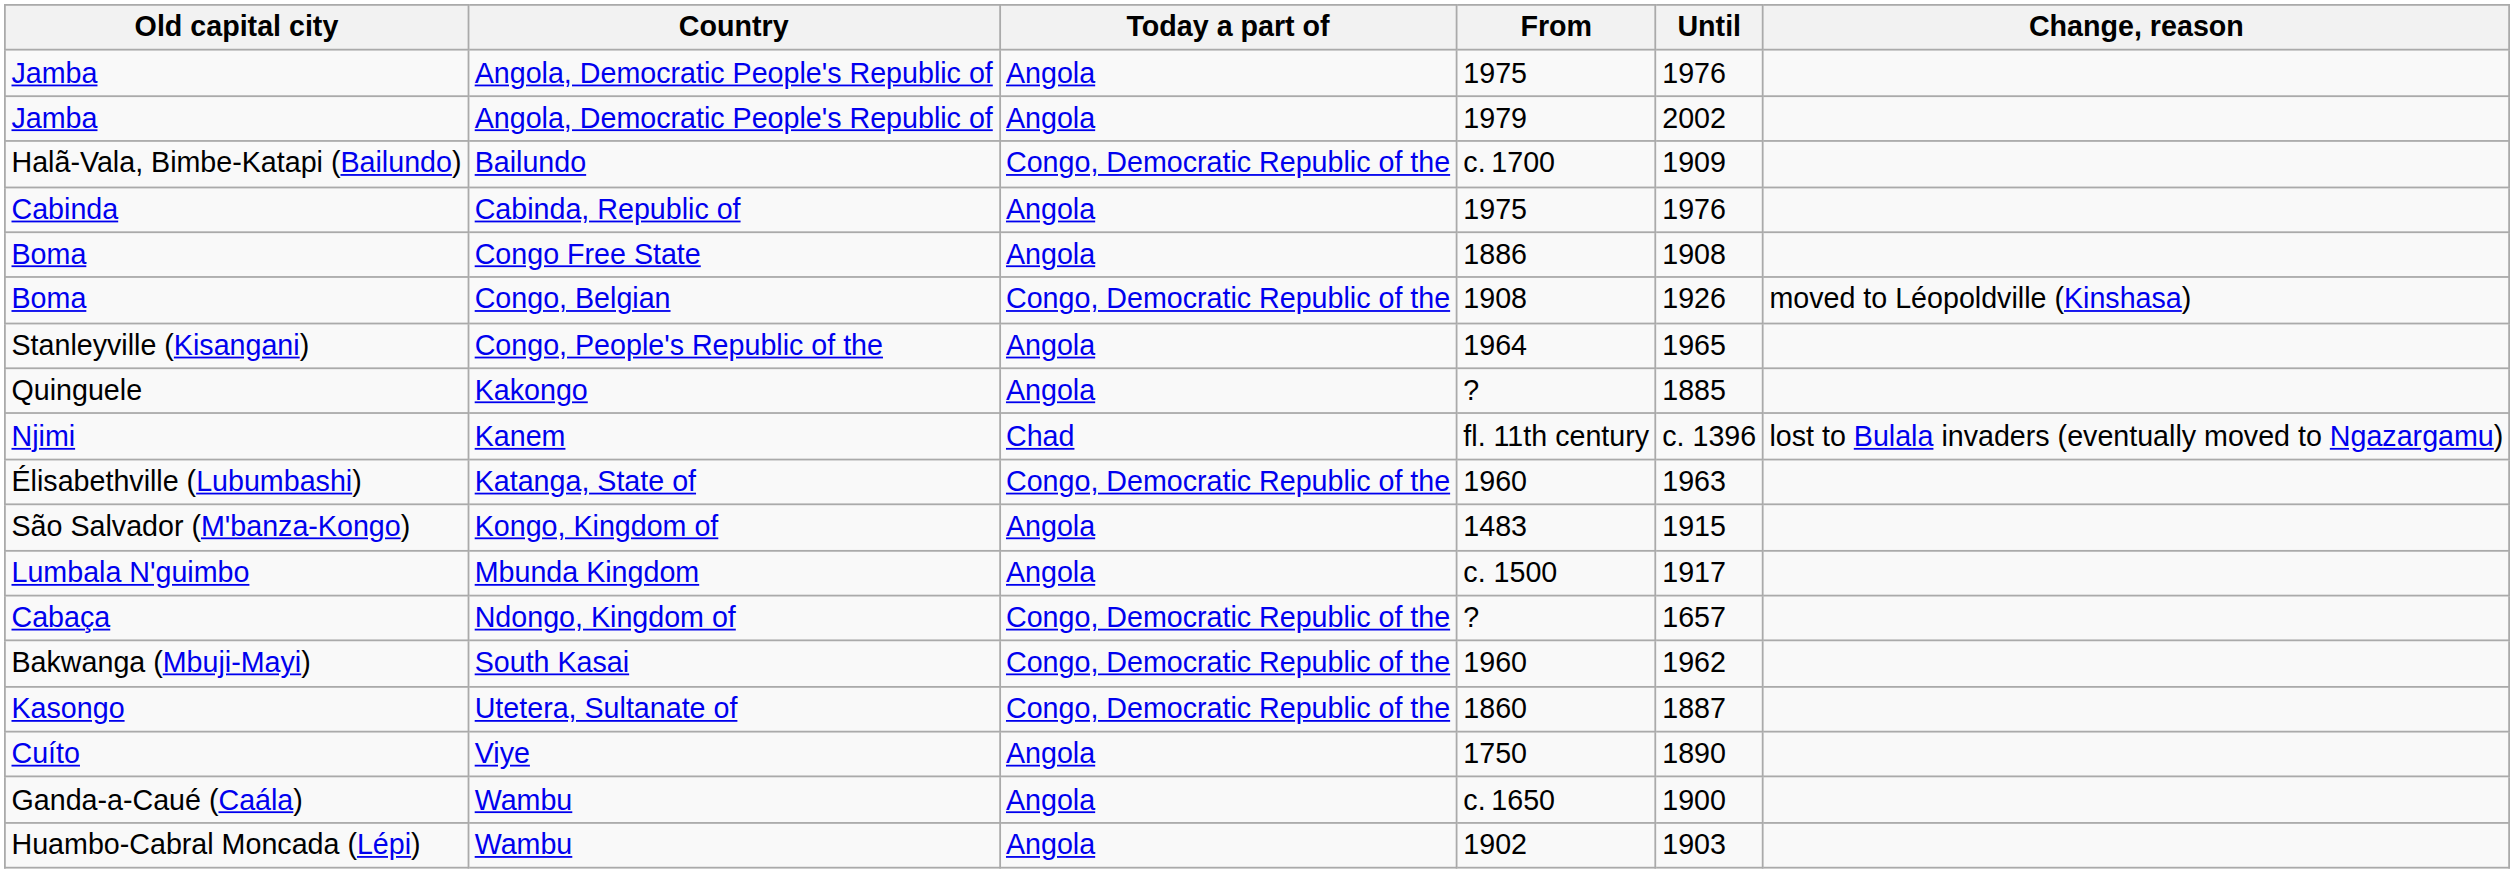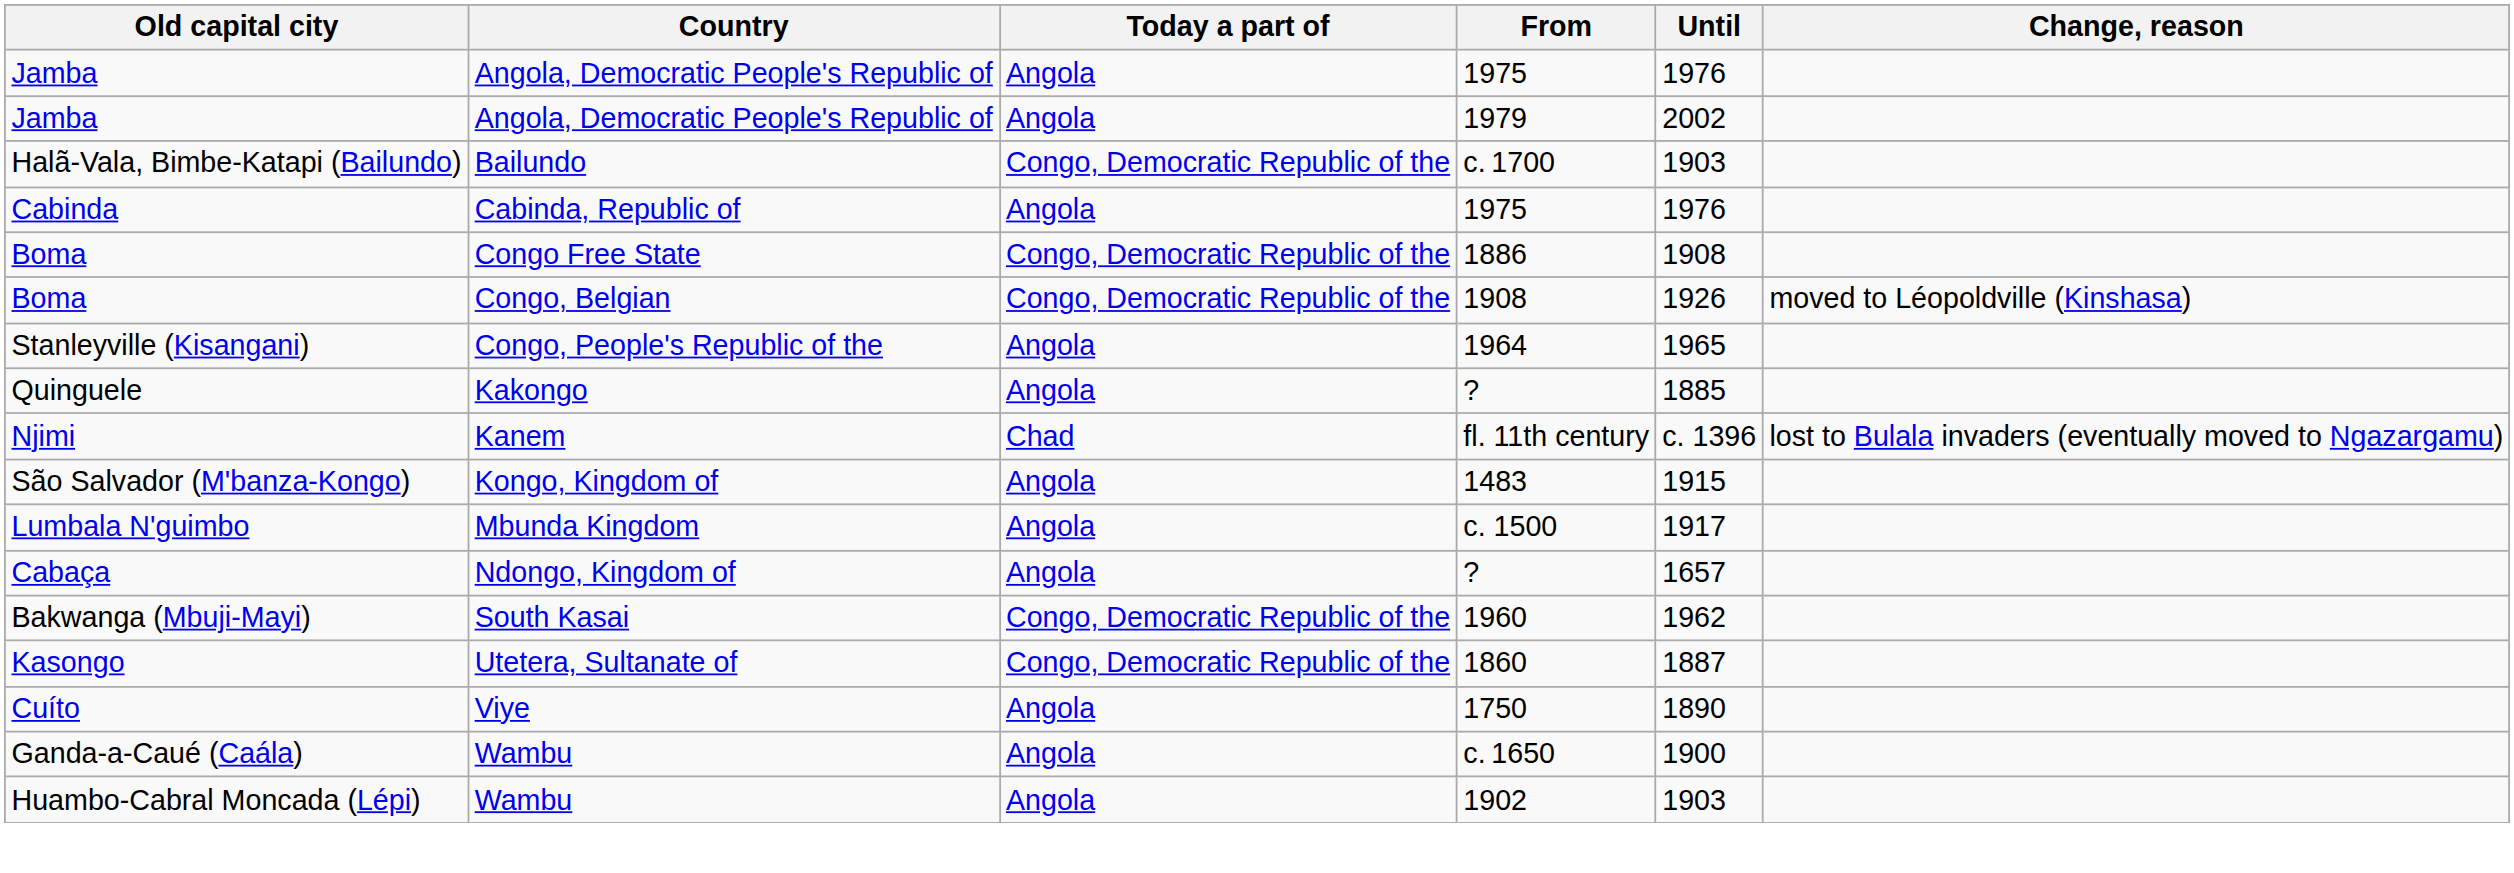(1694, 163) 1909 -> (1694, 163) 1903
(1051, 254) Angola -> (1228, 254) Congo, Democratic Republic of the
- row: (187, 481)
(1228, 617) Congo, Democratic Republic of the -> (1051, 572) Angola
